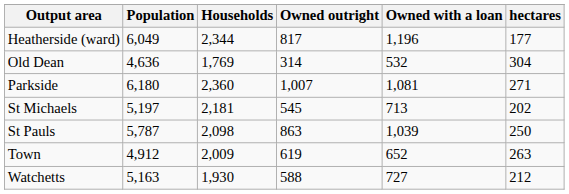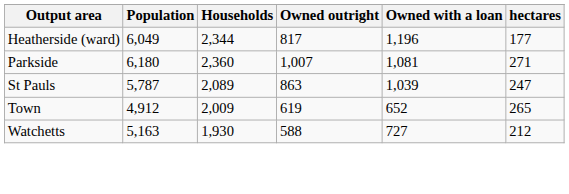- row: (36, 62)
- row: (42, 108)
(218, 131) 2,098 -> (218, 85) 2,089
(520, 131) 250 -> (520, 85) 247
(520, 154) 263 -> (520, 108) 265
